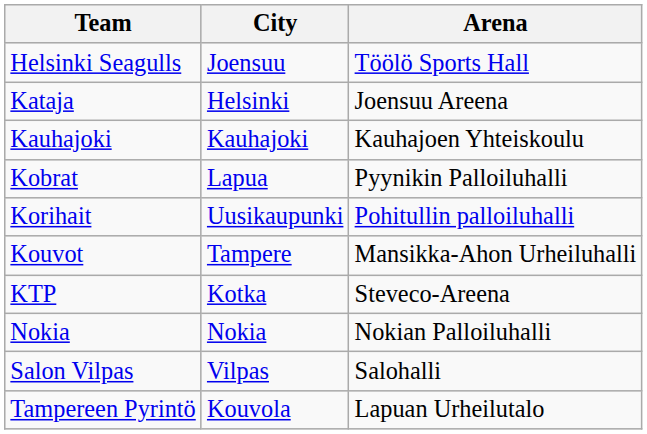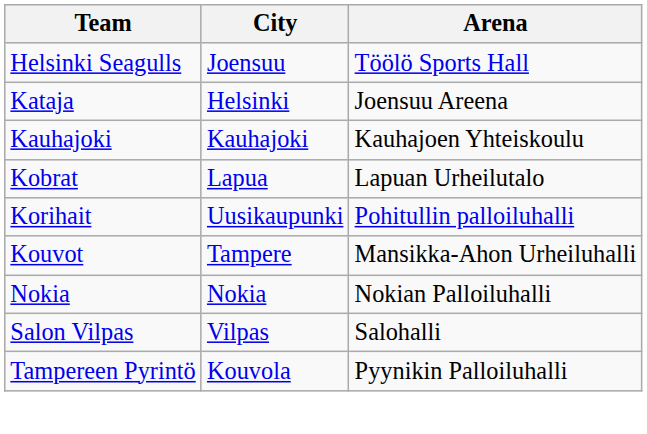(461, 178) Pyynikin Palloiluhalli -> (450, 178) Lapuan Urheilutalo
- row: (33, 293)
(450, 409) Lapuan Urheilutalo -> (461, 370) Pyynikin Palloiluhalli
